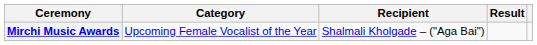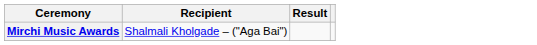- column: (221, 13)
